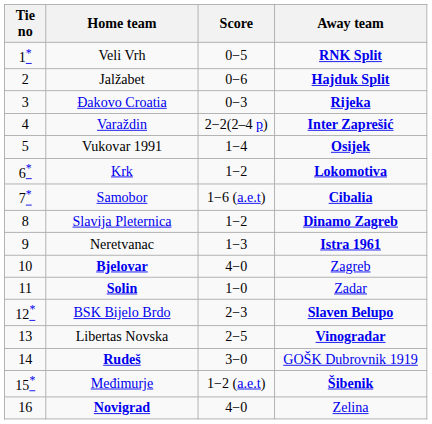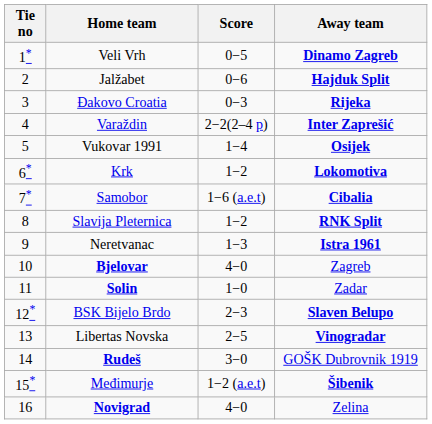(351, 55) RNK Split -> (351, 55) Dinamo Zagreb
(351, 221) Dinamo Zagreb -> (351, 221) RNK Split
